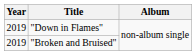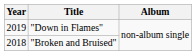(16, 43) 2019 -> (16, 43) 2018
